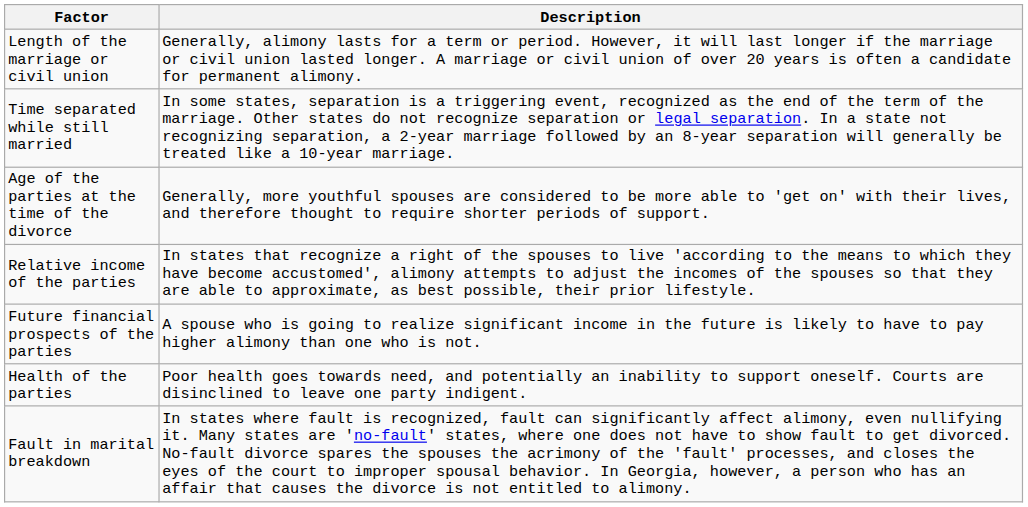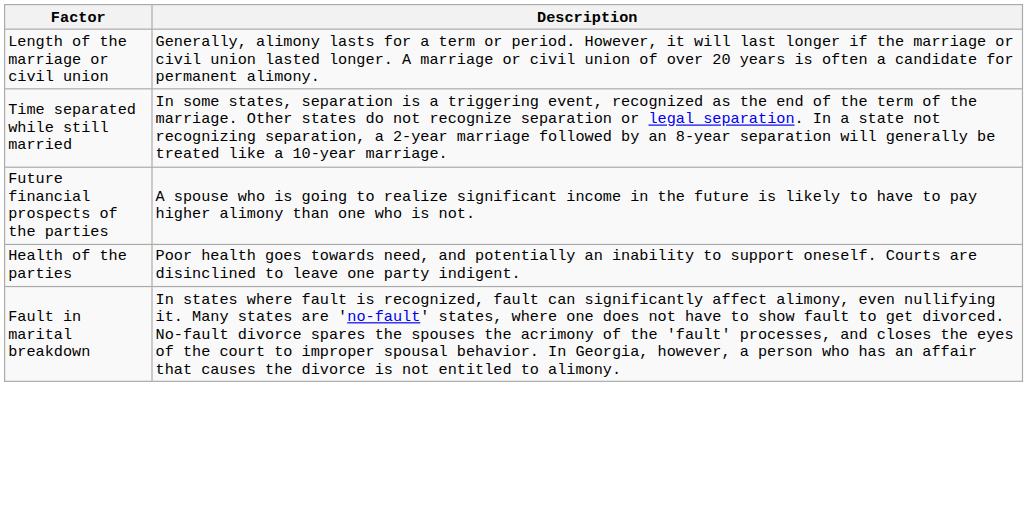- row: (72, 205)
- row: (77, 274)
